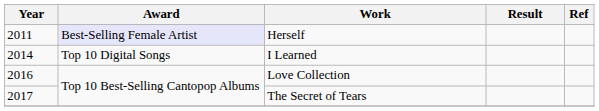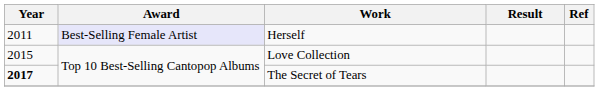- row: (292, 55)
(20, 75) 2016 -> (20, 55) 2015
(20, 95) normal -> (20, 75) bold
